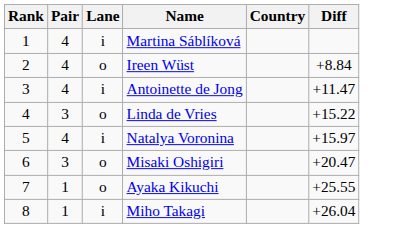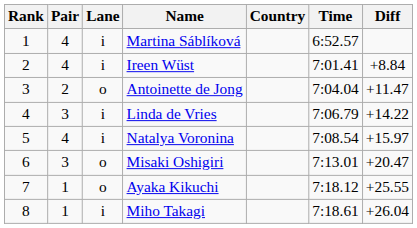+ column: (335, 16)
(103, 65) o -> (103, 65) i
(65, 89) 4 -> (65, 89) 2
(103, 89) i -> (103, 89) o
(103, 114) o -> (103, 114) i
(334, 114) +15.22 -> (387, 114) +14.22
